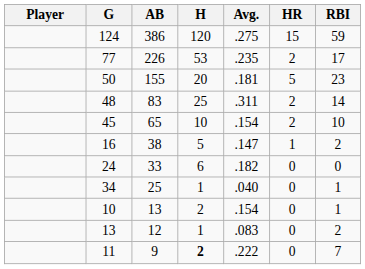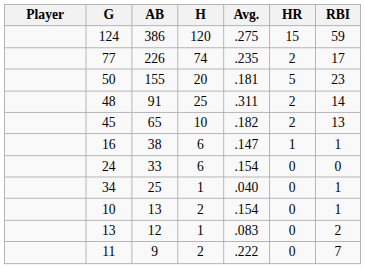(200, 58) 53 -> (200, 58) 74
(155, 101) 83 -> (155, 101) 91
(246, 123) .154 -> (246, 123) .182
(338, 123) 10 -> (338, 123) 13
(200, 144) 5 -> (200, 144) 6
(338, 144) 2 -> (338, 144) 1
(246, 166) .182 -> (246, 166) .154
(200, 252) bold -> (200, 252) normal
